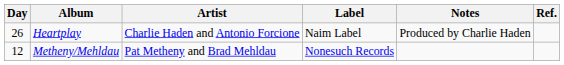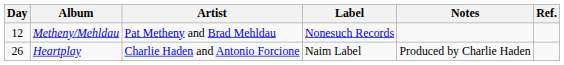rows swapped: (76, 51) <-> (57, 32)
